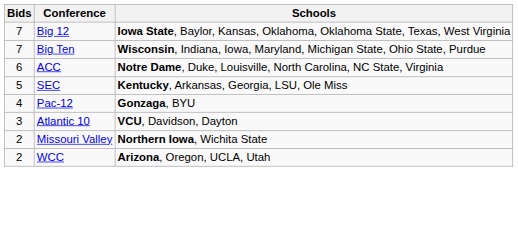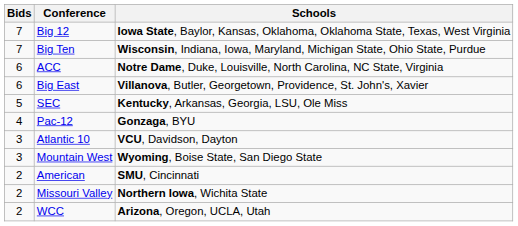+ row: (58, 85)
+ row: (75, 157)
+ row: (61, 175)
